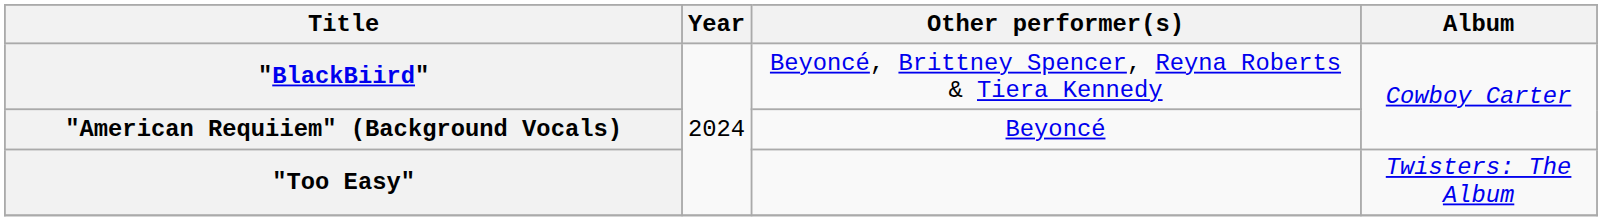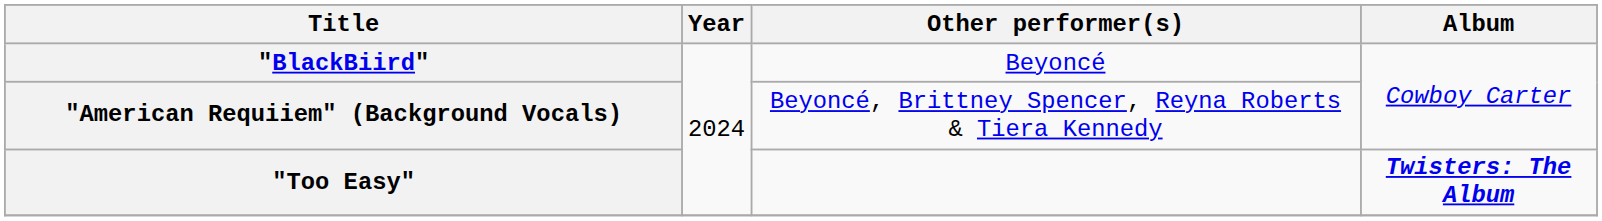(1055, 77) Beyoncé, Brittney Spencer, Reyna Roberts & Tiera Kennedy -> (1055, 63) Beyoncé
(1055, 129) Beyoncé -> (1055, 116) Beyoncé, Brittney Spencer, Reyna Roberts & Tiera Kennedy
(1479, 182) normal -> (1479, 182) bold
